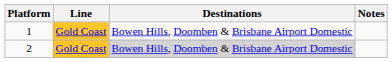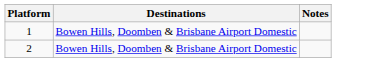- column: (81, 13)
(232, 48) lightgrey background -> (176, 48) no background
